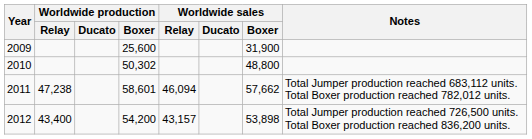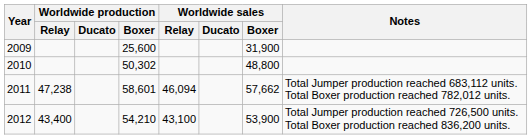(139, 119) 54,200 -> (139, 119) 54,210
(179, 119) 43,157 -> (179, 119) 43,100
(263, 119) 53,898 -> (263, 119) 53,900
